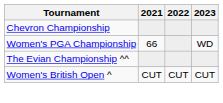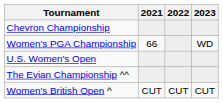+ row: (51, 59)
